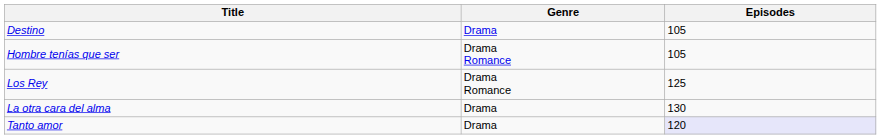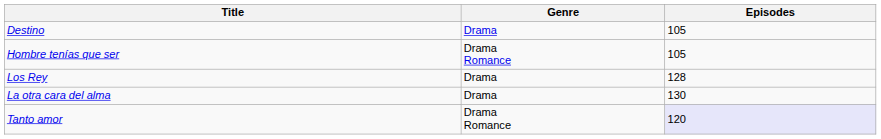(487, 84) Drama Romance -> (480, 78) Drama
(677, 84) 125 -> (677, 78) 128
(480, 125) Drama -> (487, 119) Drama Romance
